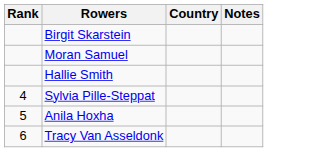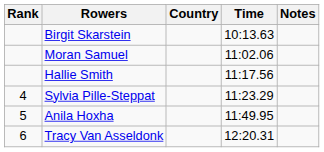+ column: (249, 14)
